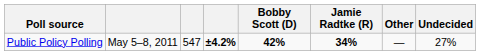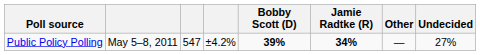(221, 42) bold -> (221, 42) normal
(274, 42) 42% -> (274, 42) 39%
